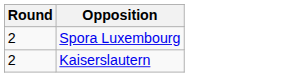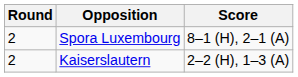+ column: (238, 15)
